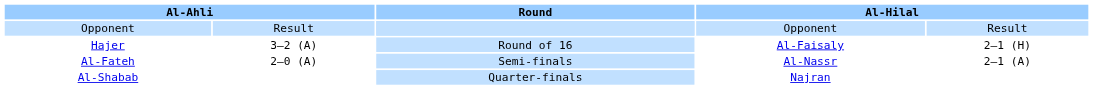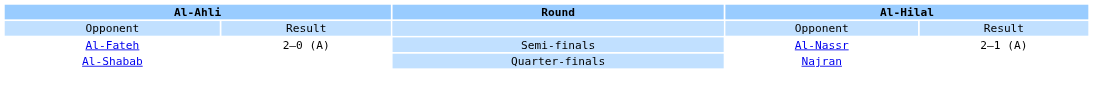- row: (108, 45)
